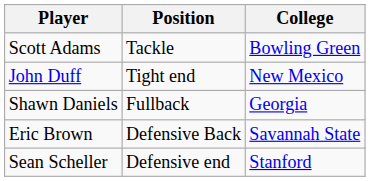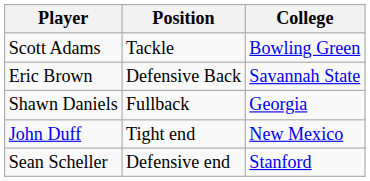rows swapped: (51, 133) <-> (45, 76)
